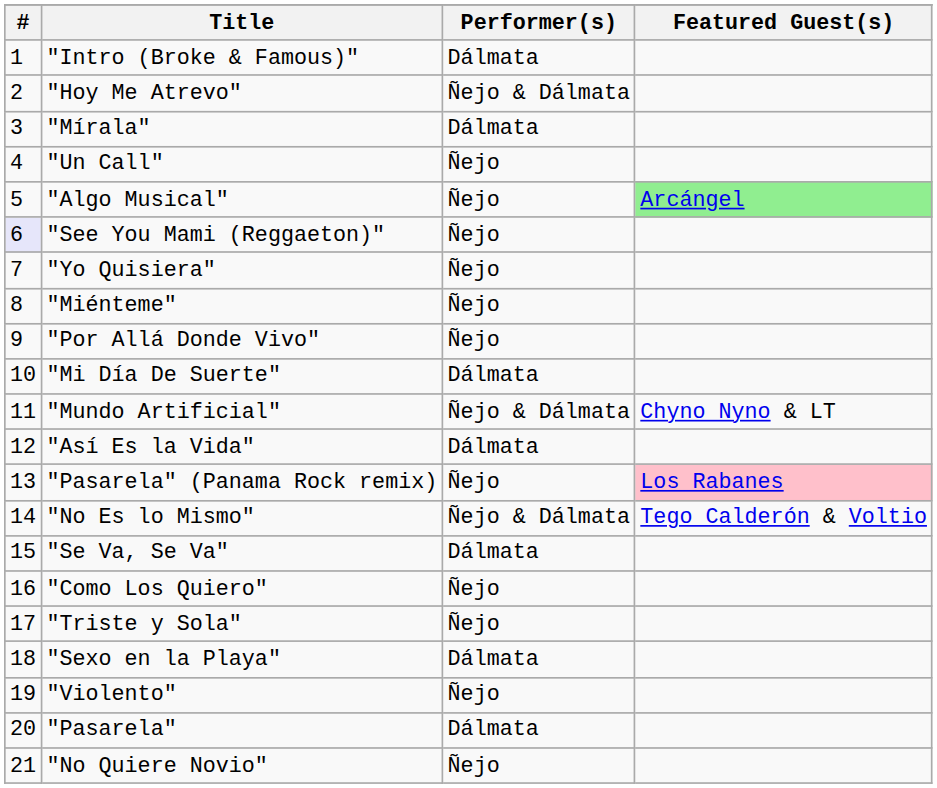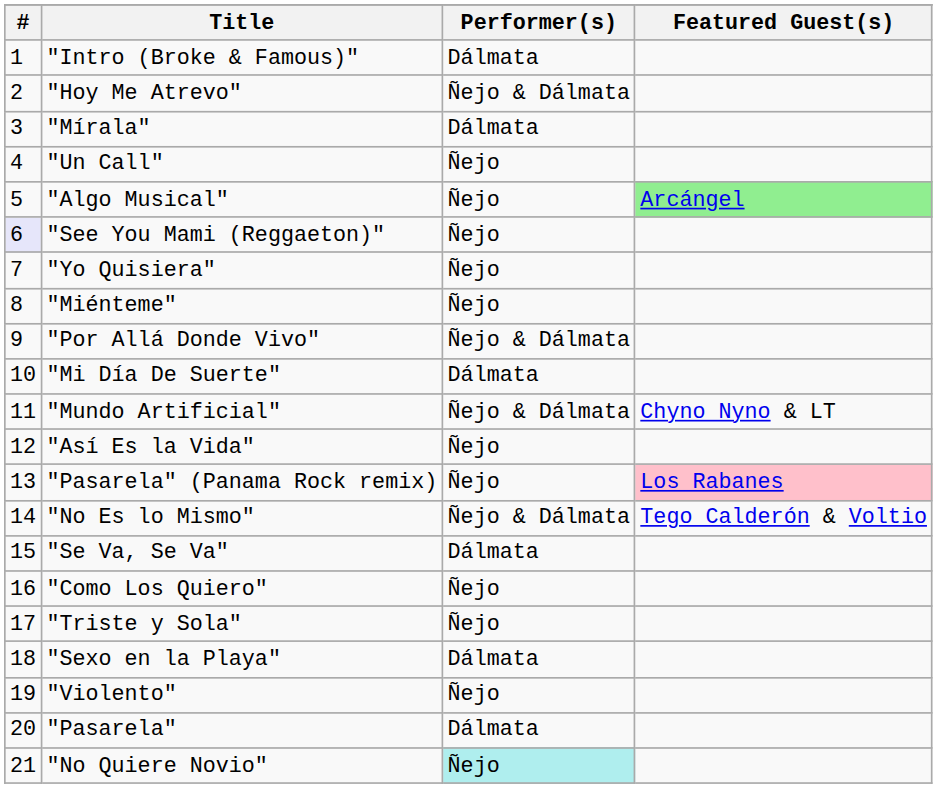(474, 341) Ñejo -> (539, 341) Ñejo & Dálmata
(493, 447) Dálmata -> (474, 447) Ñejo
(474, 766) no background -> (474, 766) paleturquoise background
